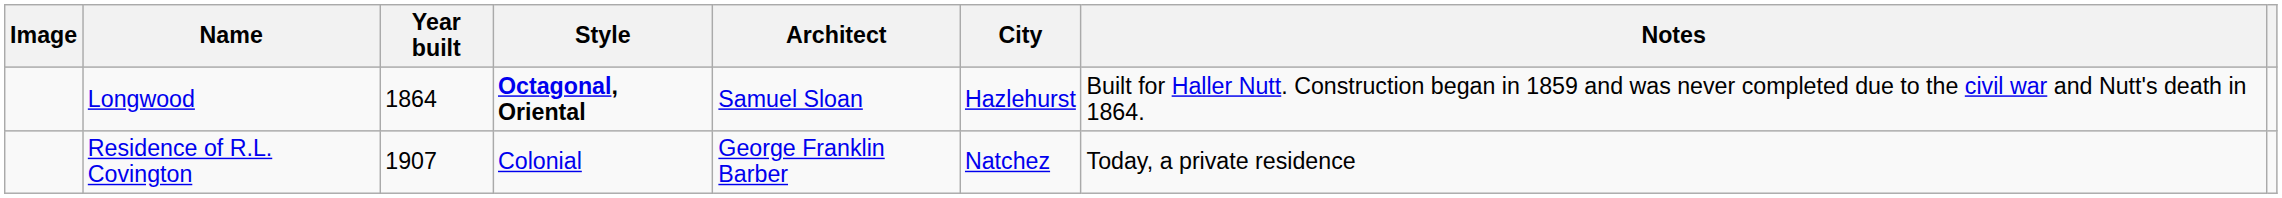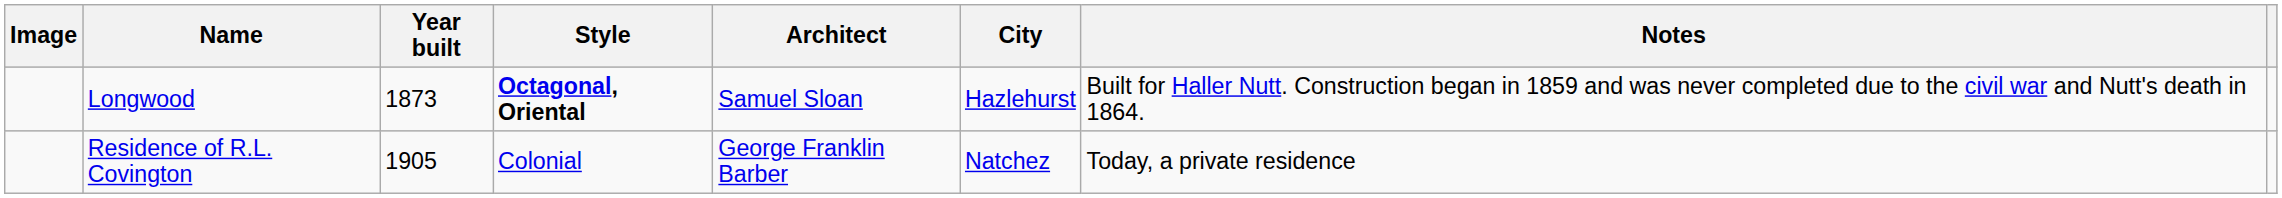(411, 98) 1864 -> (411, 98) 1873
(411, 161) 1907 -> (411, 161) 1905
